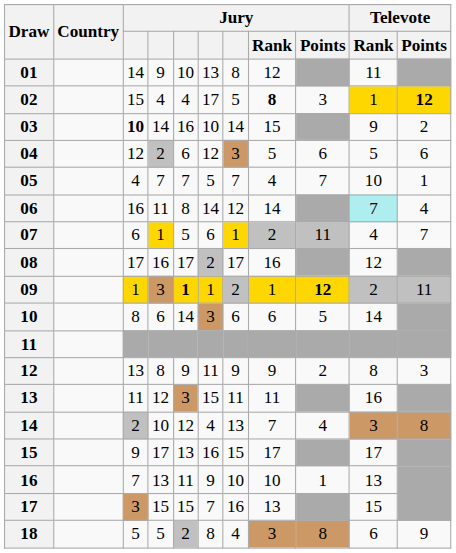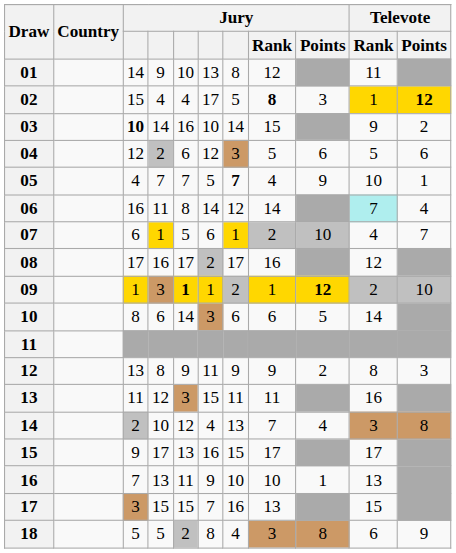(236, 180) normal -> (236, 180) bold
(323, 180) 7 -> (323, 180) 9
(323, 235) 11 -> (323, 235) 10
(424, 289) 11 -> (424, 289) 10
